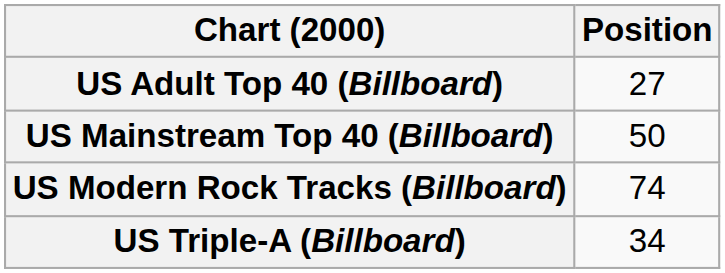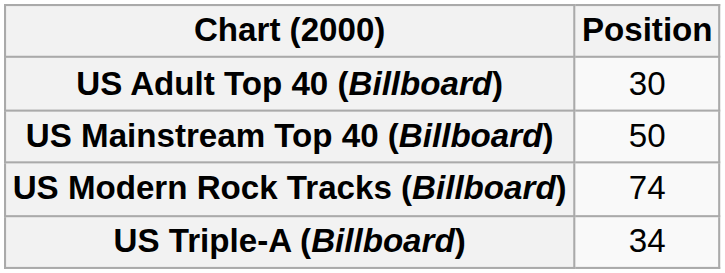(647, 83) 27 -> (647, 83) 30
